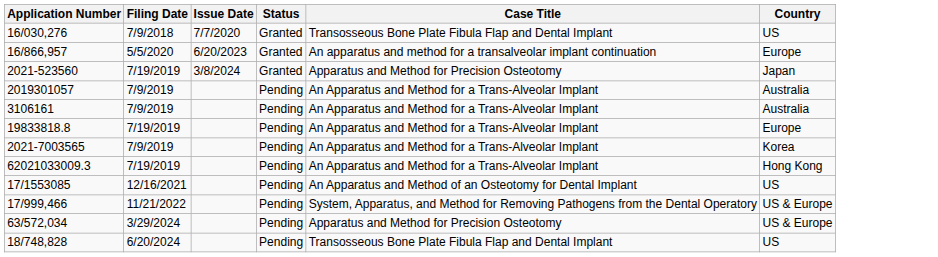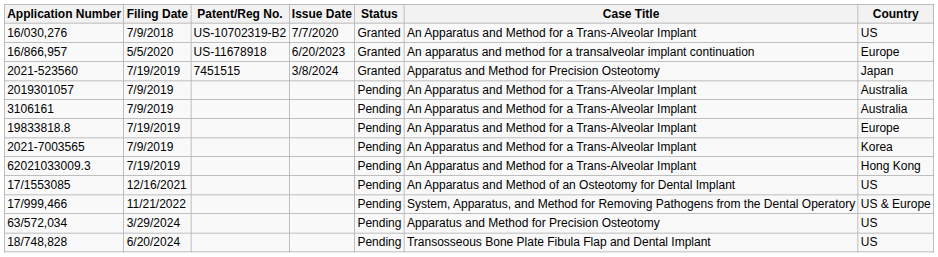+ column: (240, 14)
(461, 33) Transosseous Bone Plate Fibula Flap and Dental Implant -> (552, 33) An Apparatus and Method for a Trans-Alveolar Implant
(797, 223) US & Europe -> (869, 223) US
